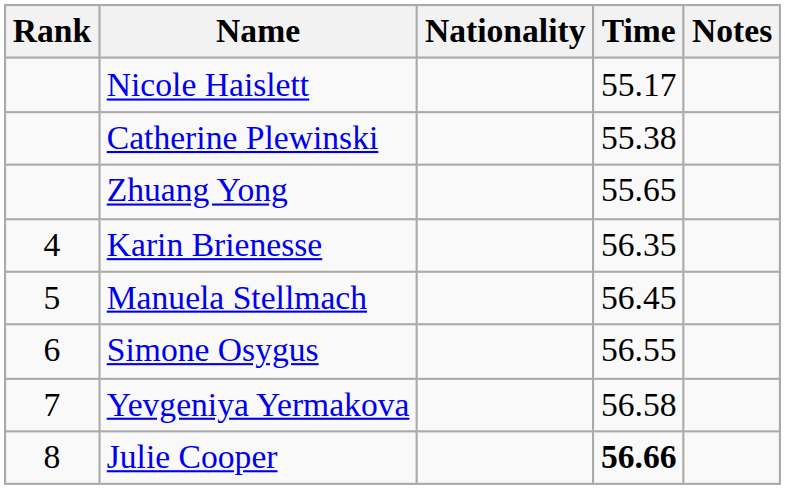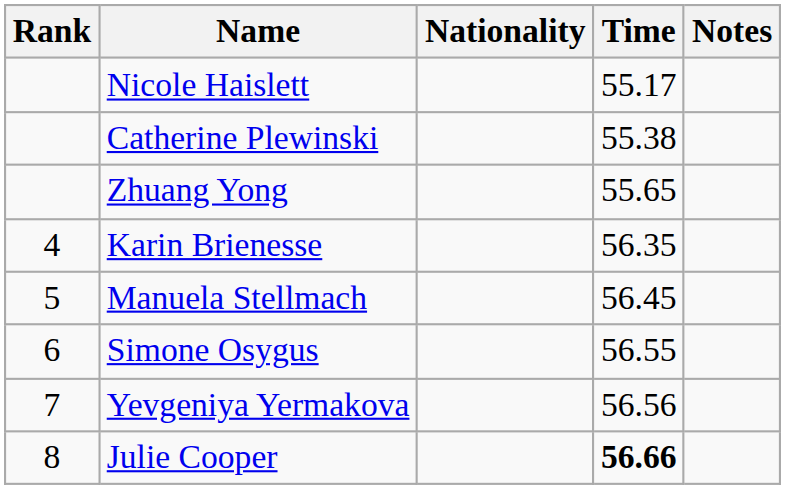(639, 404) 56.58 -> (639, 404) 56.56
